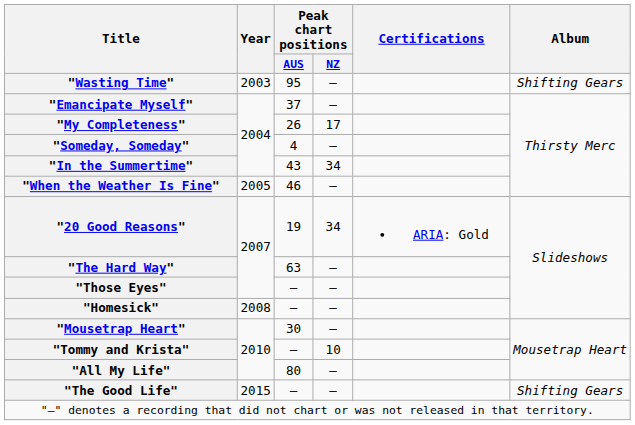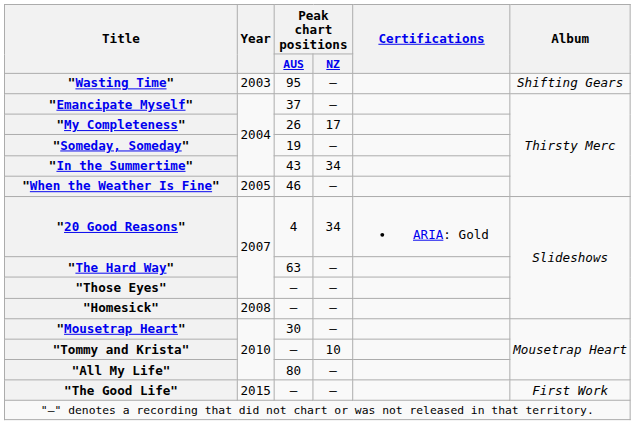(294, 145) 4 -> (294, 145) 19
(294, 227) 19 -> (294, 227) 4
(570, 390) Shifting Gears -> (570, 390) First Work
